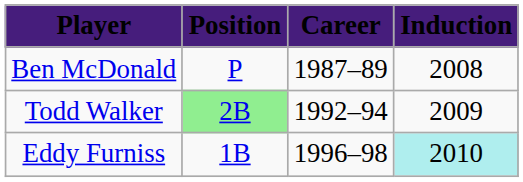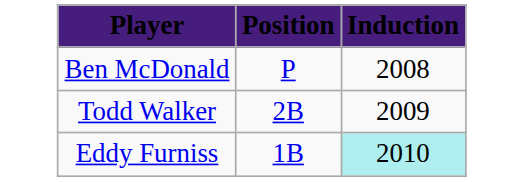- column: (341, 25)
(235, 111) lightgreen background -> (288, 111) no background
